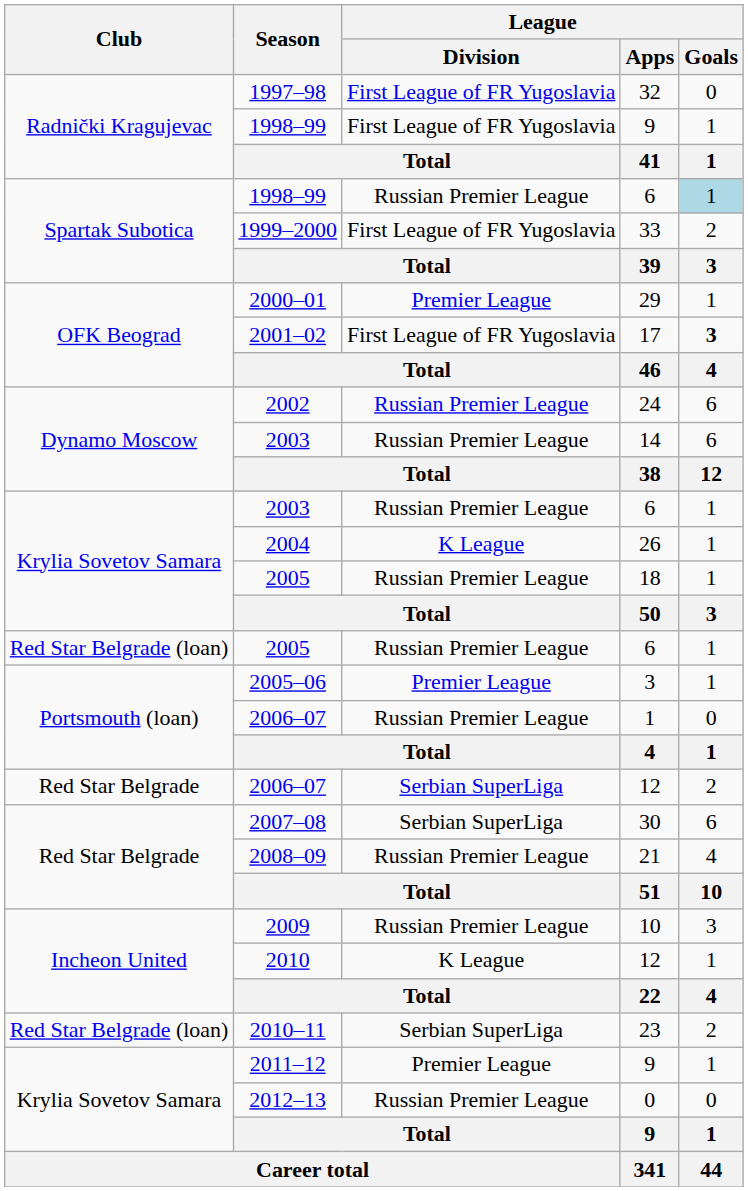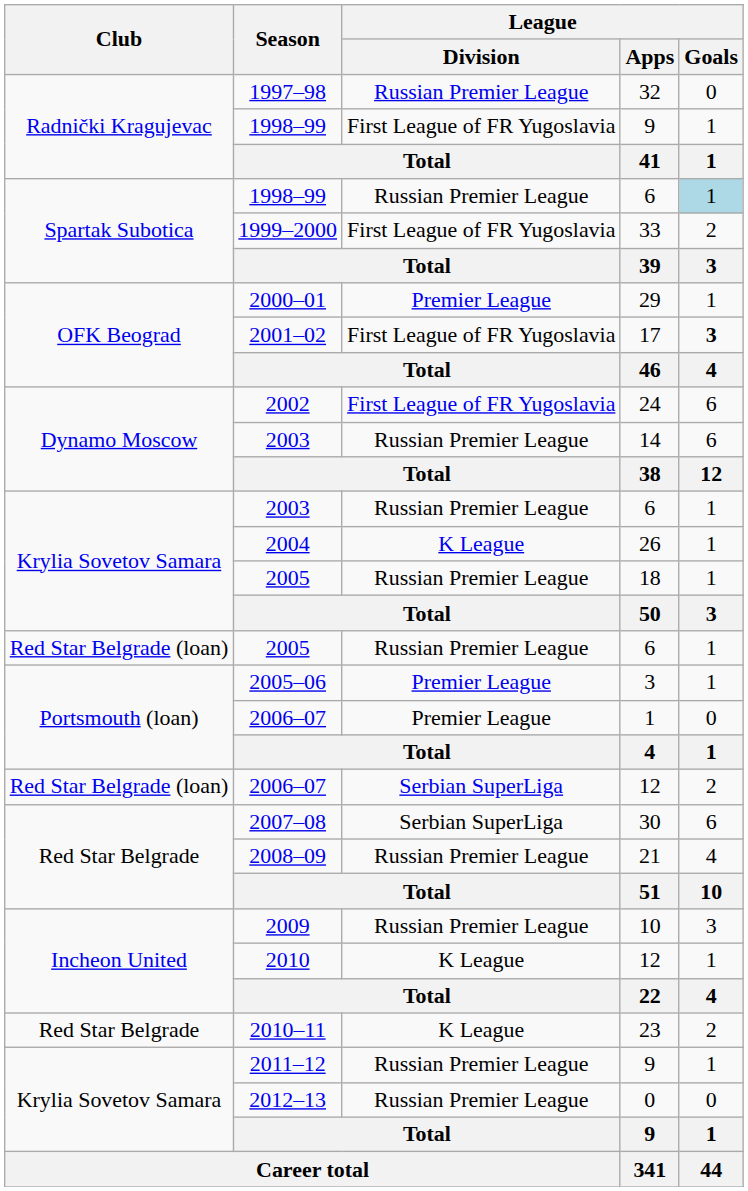(481, 91) First League of FR Yugoslavia -> (481, 91) Russian Premier League
(481, 404) Russian Premier League -> (481, 404) First League of FR Yugoslavia
(481, 717) Russian Premier League -> (481, 717) Premier League
(119, 786) Red Star Belgrade -> (119, 786) Red Star Belgrade (loan)
(119, 1030) Red Star Belgrade (loan) -> (119, 1030) Red Star Belgrade
(481, 1030) Serbian SuperLiga -> (481, 1030) K League
(481, 1064) Premier League -> (481, 1064) Russian Premier League
